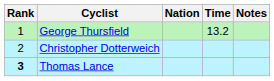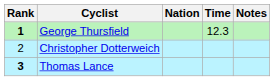(21, 31) normal -> (21, 31) bold
(218, 31) 13.2 -> (218, 31) 12.3
